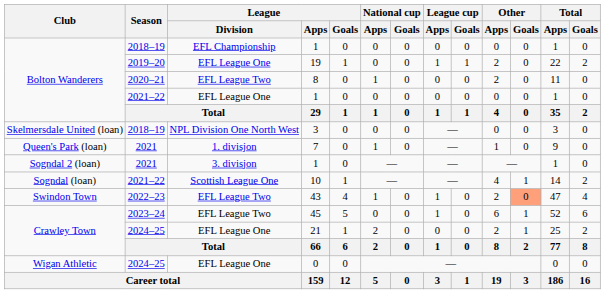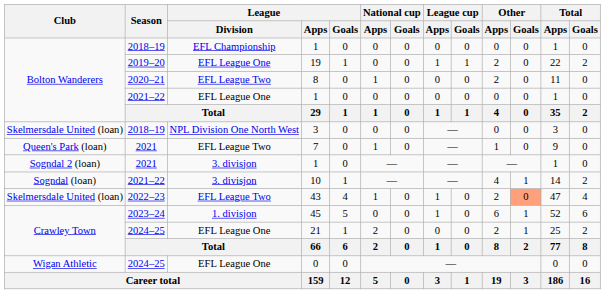(234, 146) 1. divisjon -> (234, 146) EFL League Two
(234, 180) Scottish League One -> (234, 180) 3. divisjon
(65, 197) Swindon Town -> (65, 197) Skelmersdale United (loan)
(234, 213) EFL League Two -> (234, 213) 1. divisjon
